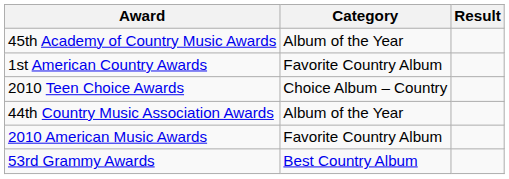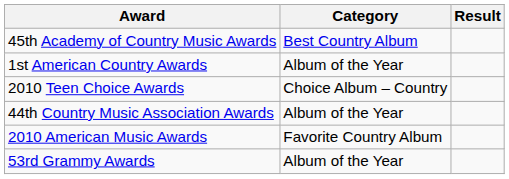(343, 40) Album of the Year -> (351, 40) Best Country Album
(363, 64) Favorite Country Album -> (343, 64) Album of the Year
(351, 161) Best Country Album -> (343, 161) Album of the Year
